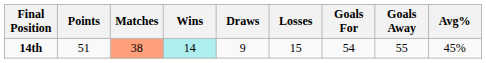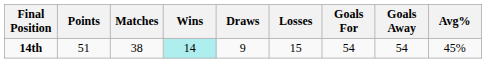(137, 48) lightsalmon background -> (137, 48) no background
(402, 48) 55 -> (402, 48) 54
